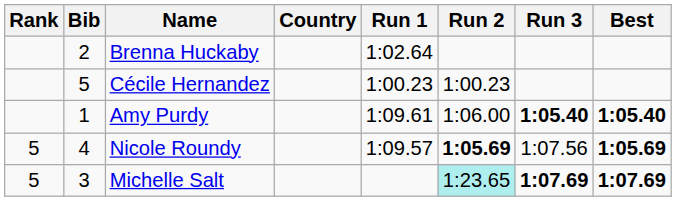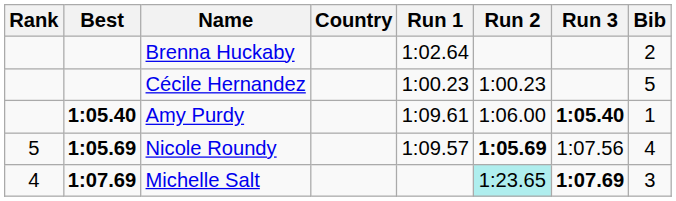columns swapped: (84, 20) <-> (632, 20)
(34, 180) 5 -> (34, 180) 4
